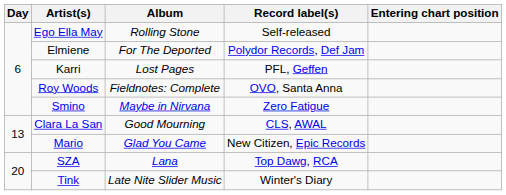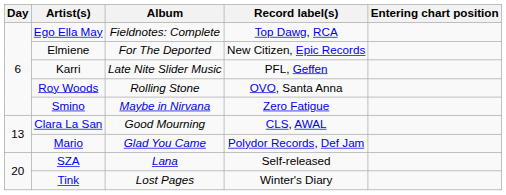(165, 32) Rolling Stone -> (165, 32) Fieldnotes: Complete
(296, 32) Self-released -> (296, 32) Top Dawg, RCA
(296, 50) Polydor Records, Def Jam -> (296, 50) New Citizen, Epic Records
(165, 69) Lost Pages -> (165, 69) Late Nite Slider Music
(165, 87) Fieldnotes: Complete -> (165, 87) Rolling Stone
(296, 143) New Citizen, Epic Records -> (296, 143) Polydor Records, Def Jam
(296, 161) Top Dawg, RCA -> (296, 161) Self-released
(165, 180) Late Nite Slider Music -> (165, 180) Lost Pages
